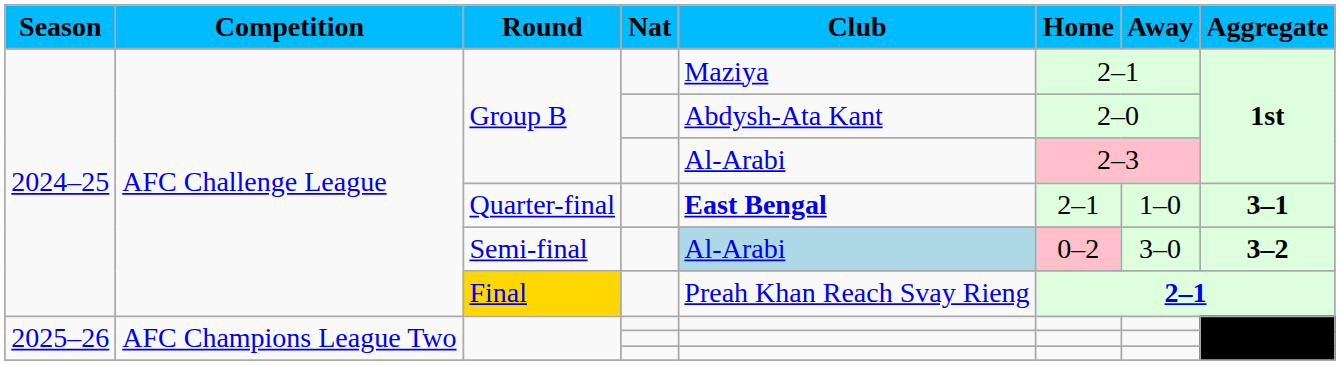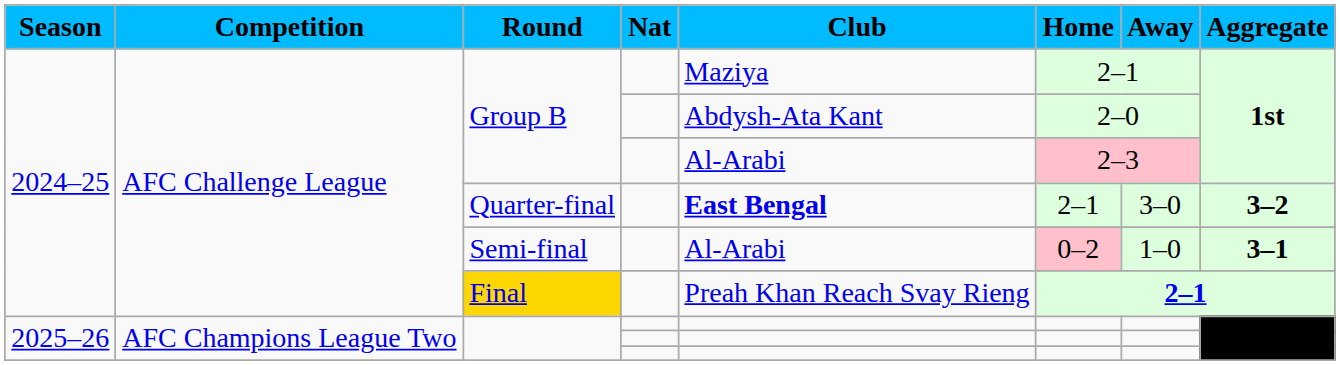(1160, 204) 1–0 -> (1160, 204) 3–0
(1267, 204) 3–1 -> (1267, 204) 3–2
(735, 248) lightblue background -> (735, 248) no background
(1160, 248) 3–0 -> (1160, 248) 1–0
(1267, 248) 3–2 -> (1267, 248) 3–1
